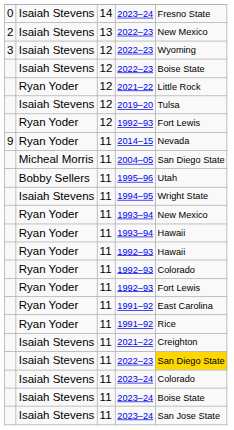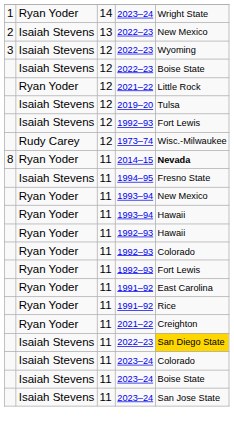(10, 13) 0 -> (10, 13) 1
(57, 13) Isaiah Stevens -> (49, 13) Ryan Yoder
(184, 13) Fresno State -> (183, 13) Wright State
(49, 123) Ryan Yoder -> (57, 123) Isaiah Stevens
+ row: (106, 141)
(10, 141) 9 -> (10, 159) 8
(173, 141) normal -> (174, 160) bold
- row: (106, 159)
- row: (106, 178)
(183, 196) Wright State -> (184, 178) Fresno State
(57, 342) Isaiah Stevens -> (49, 324) Ryan Yoder
